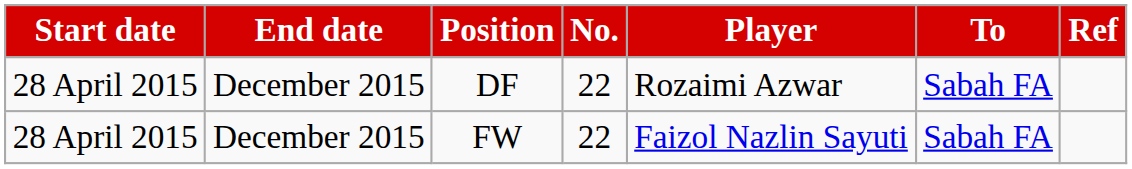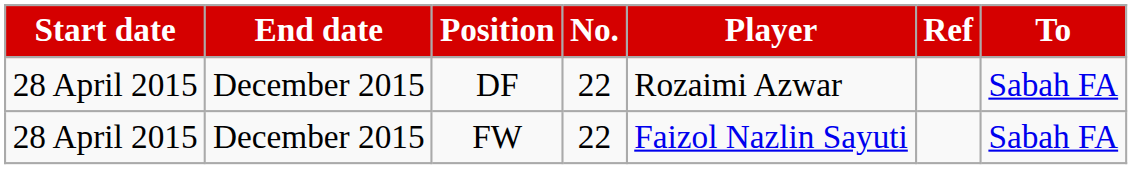columns swapped: (988, 30) <-> (1093, 30)
